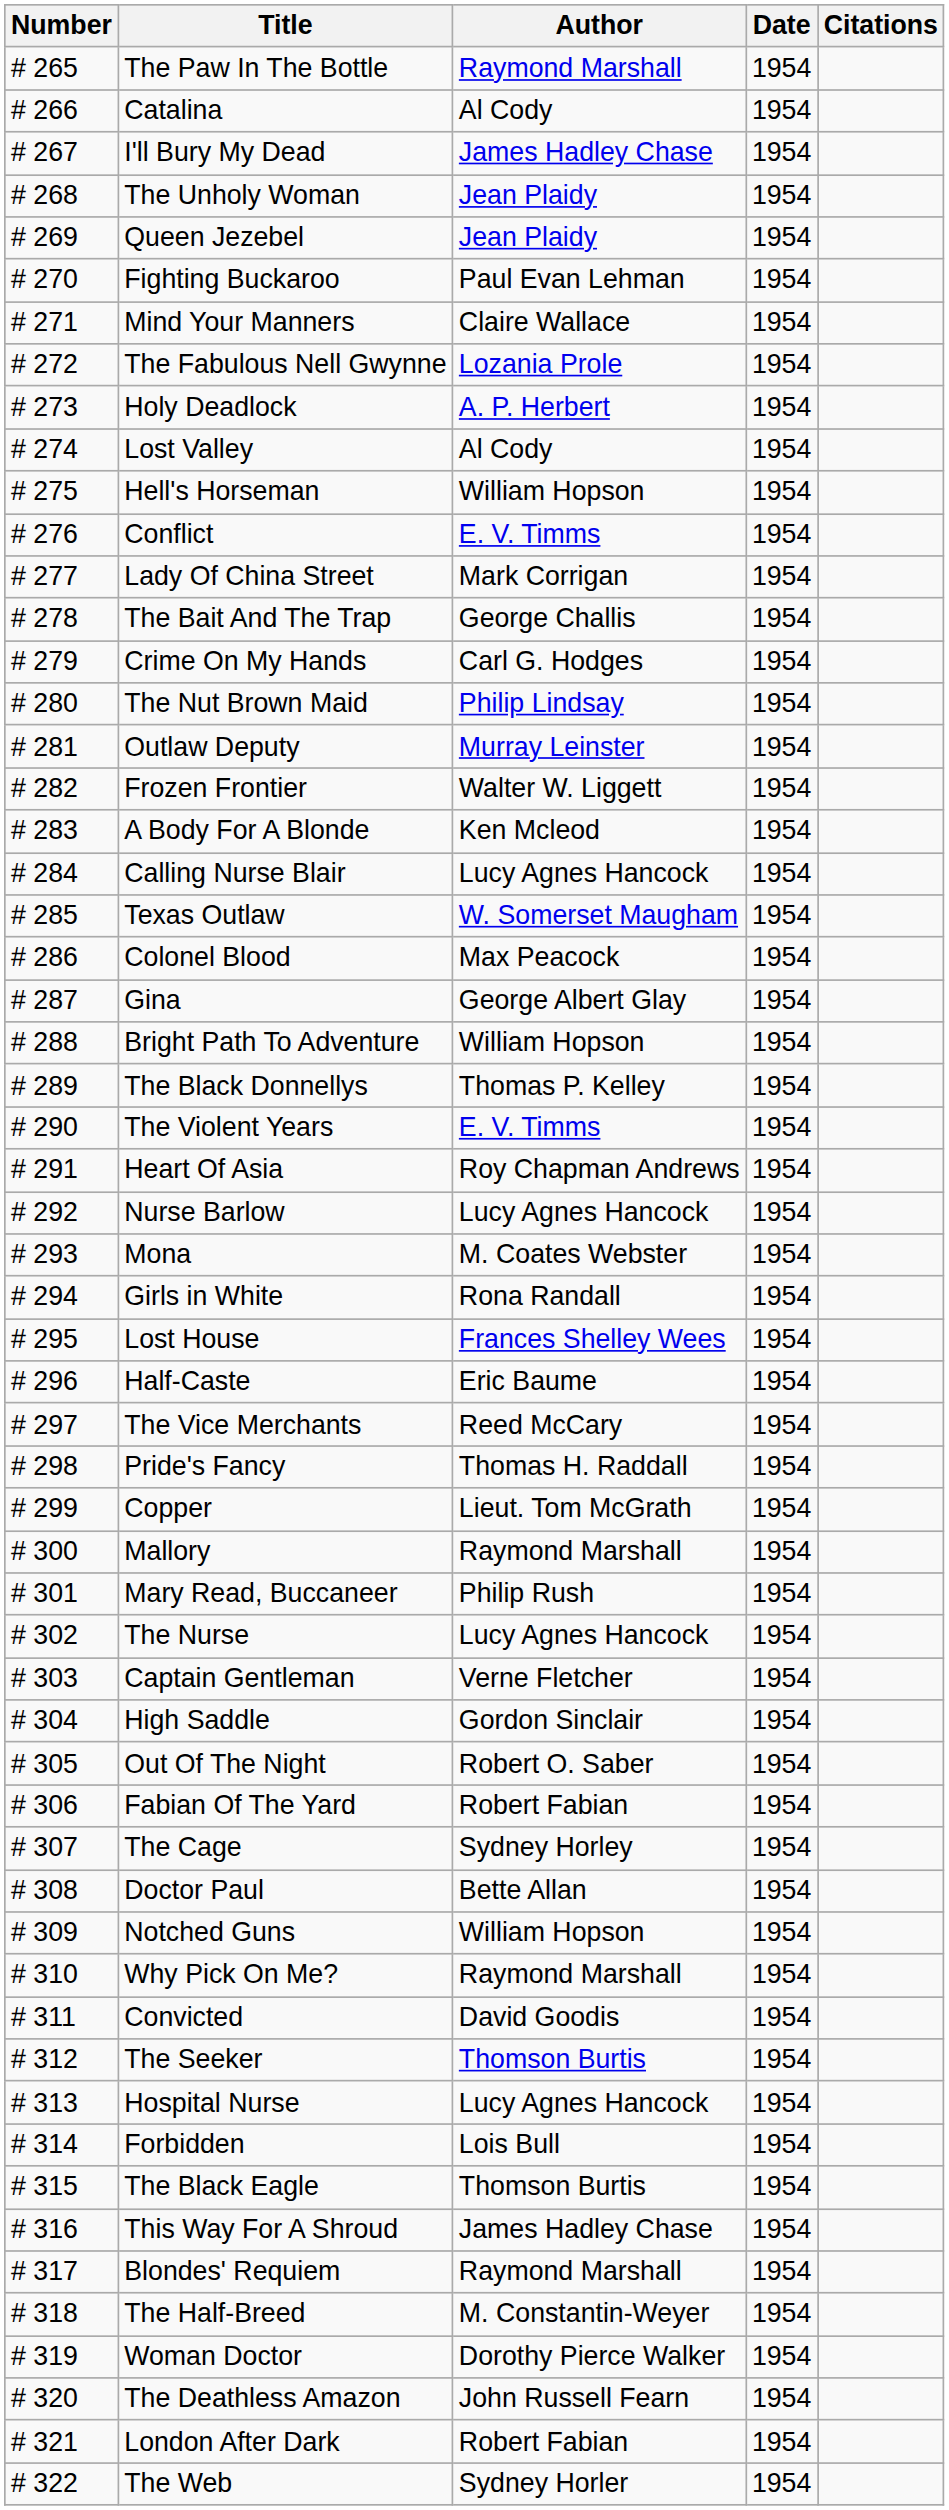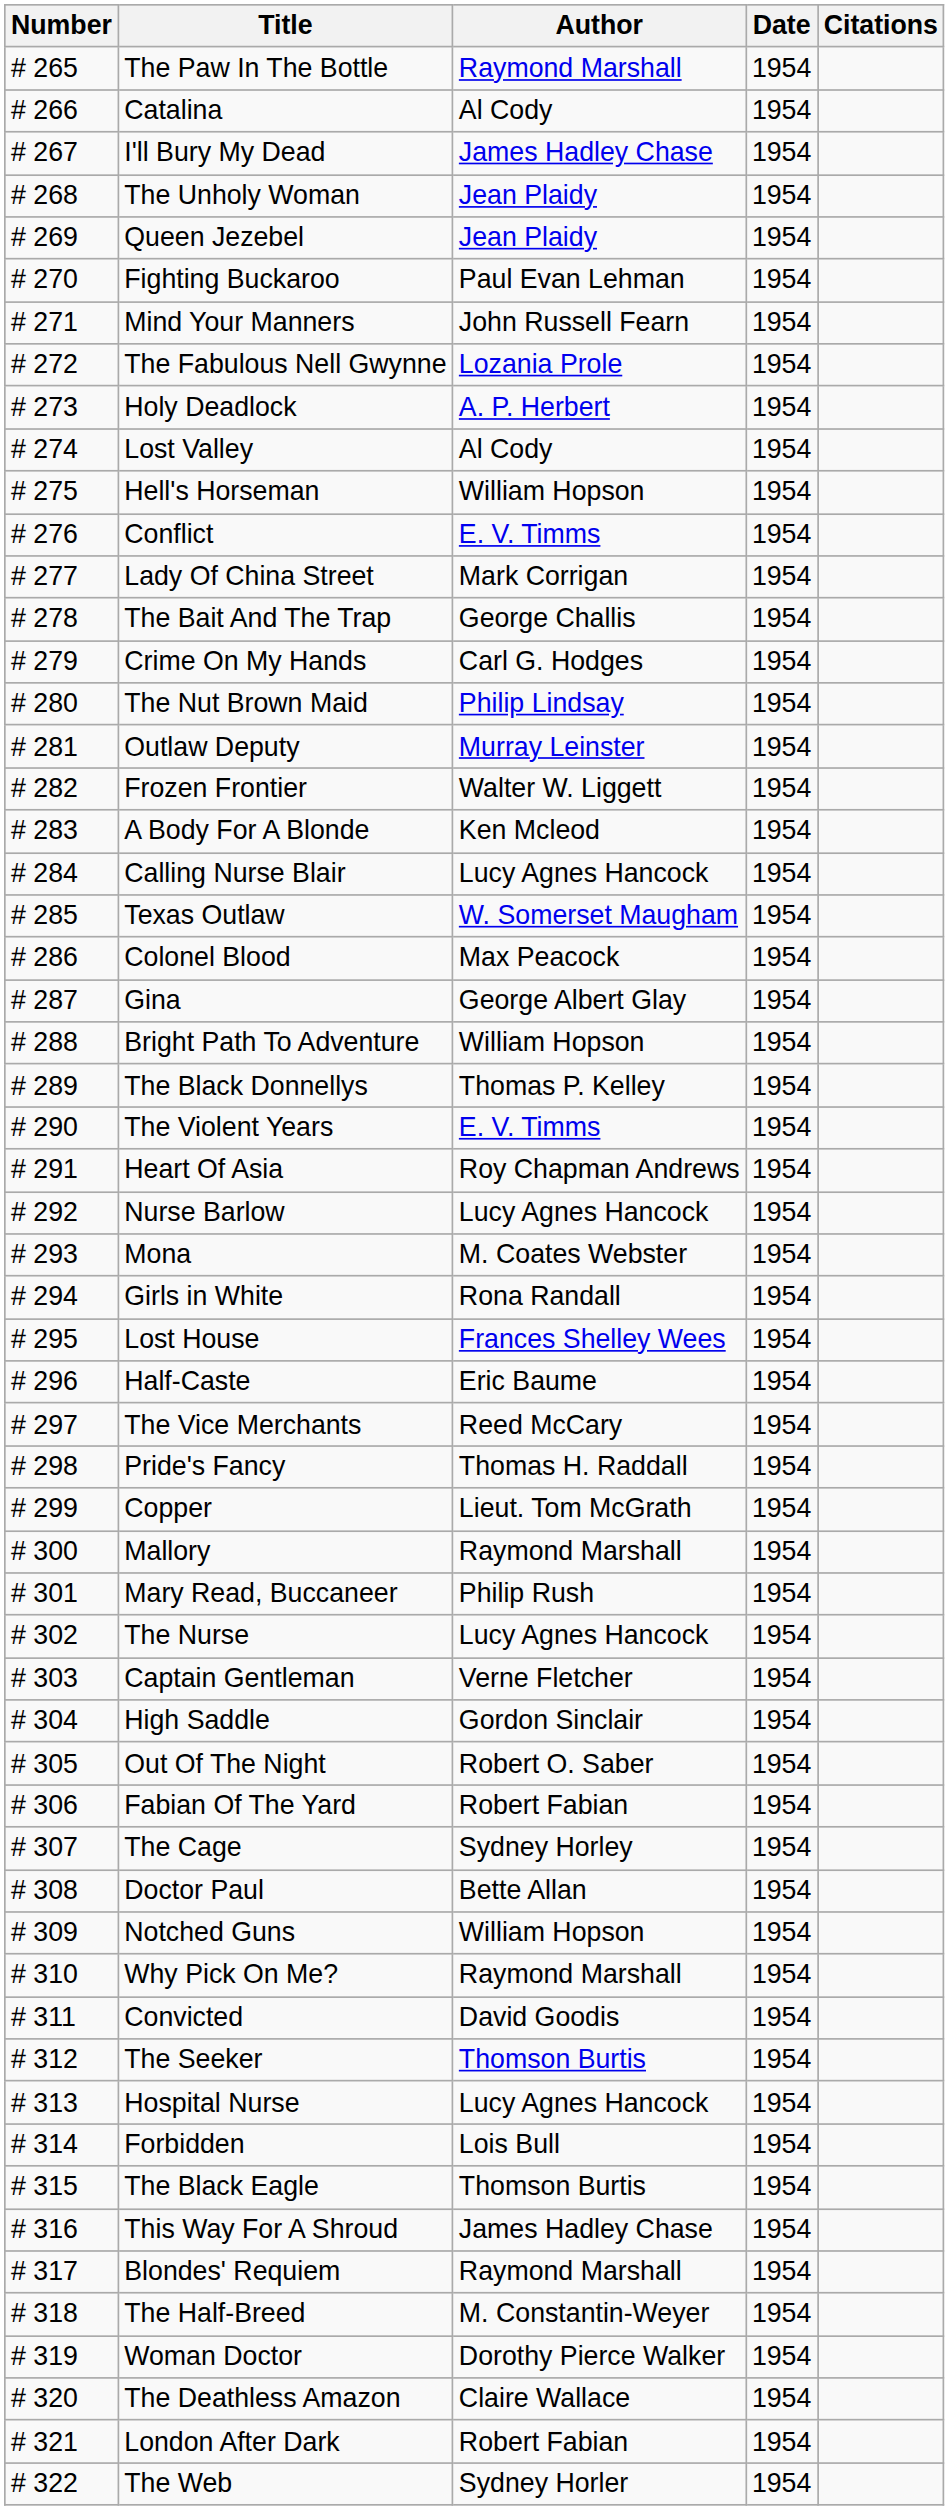(544, 322) Claire Wallace -> (574, 322) John Russell Fearn
(574, 2398) John Russell Fearn -> (544, 2398) Claire Wallace
